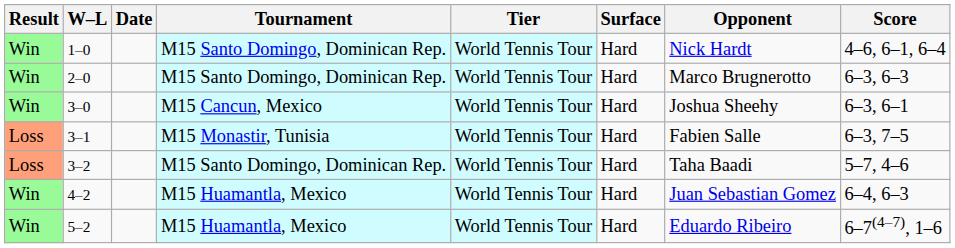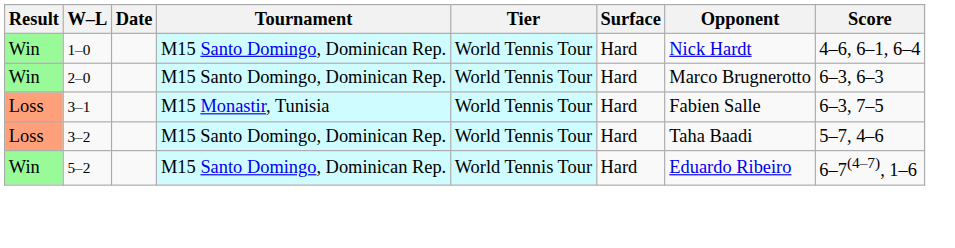- row: (79, 107)
- row: (79, 195)
(254, 225) M15 Huamantla, Mexico -> (304, 167) M15 Santo Domingo, Dominican Rep.
